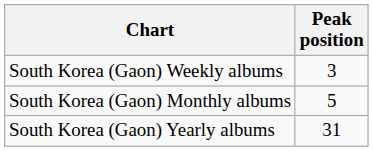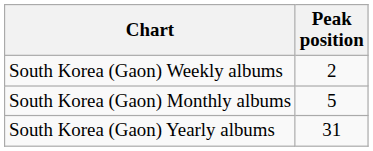(332, 70) 3 -> (332, 70) 2
